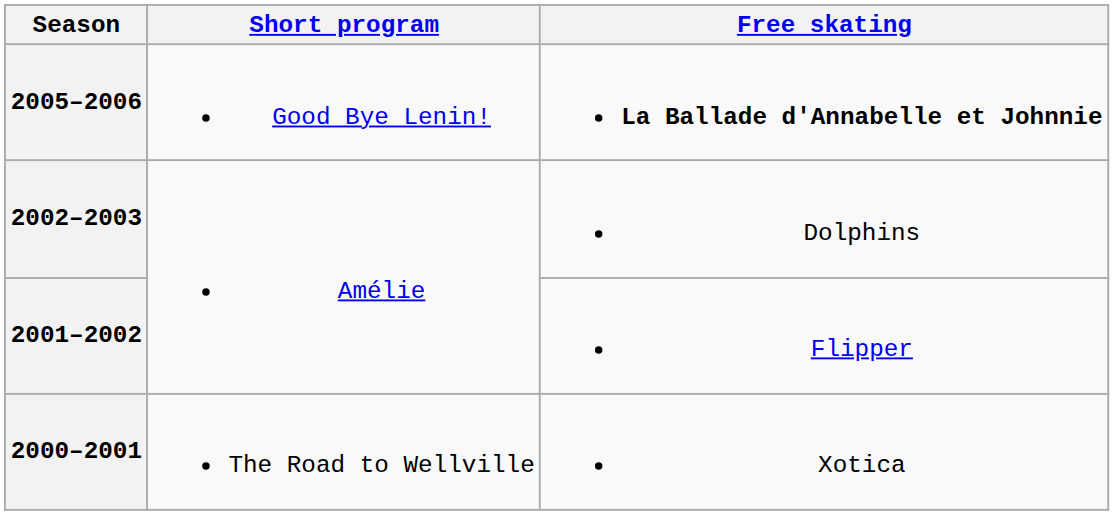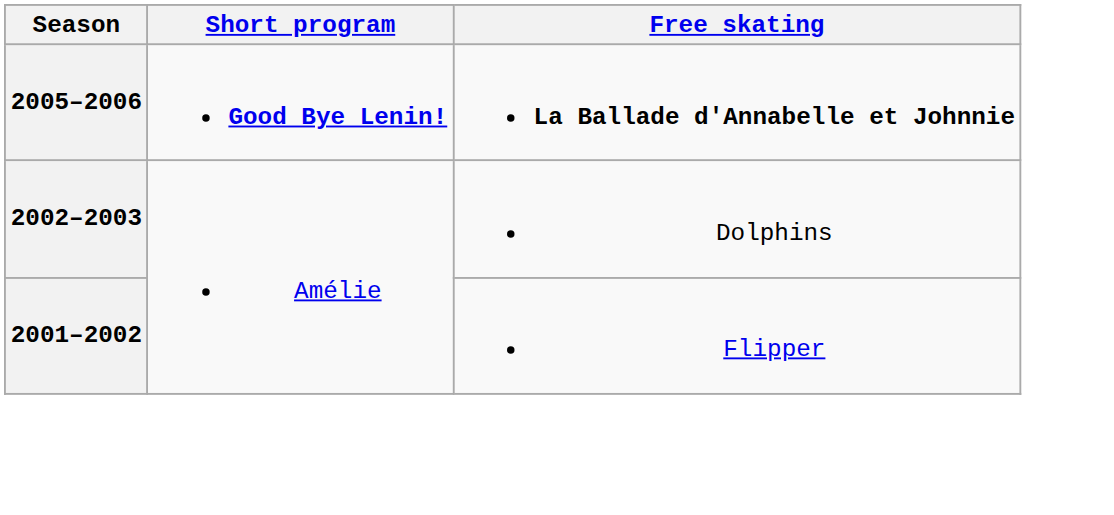(344, 117) normal -> (300, 117) bold
- row: (76, 452)
